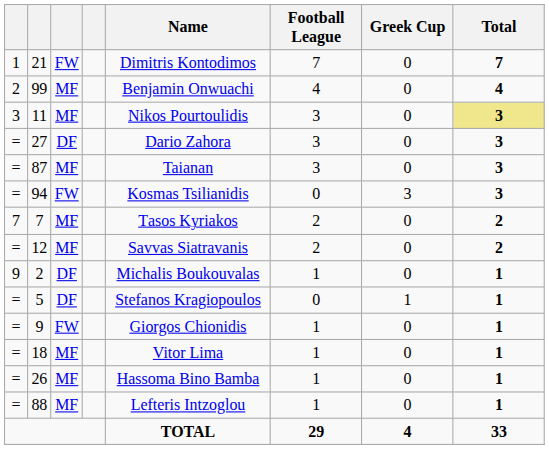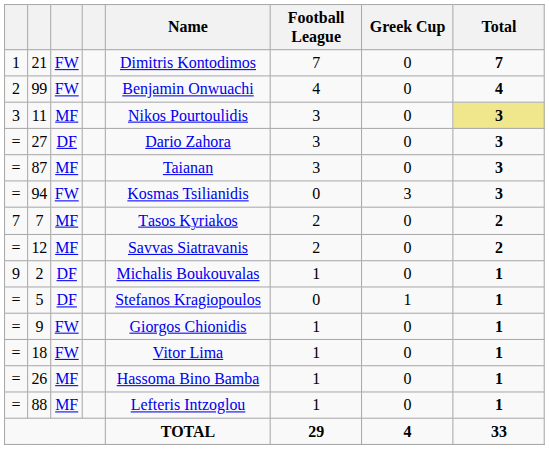(67, 89) MF -> (67, 89) FW
(67, 352) MF -> (67, 352) FW
